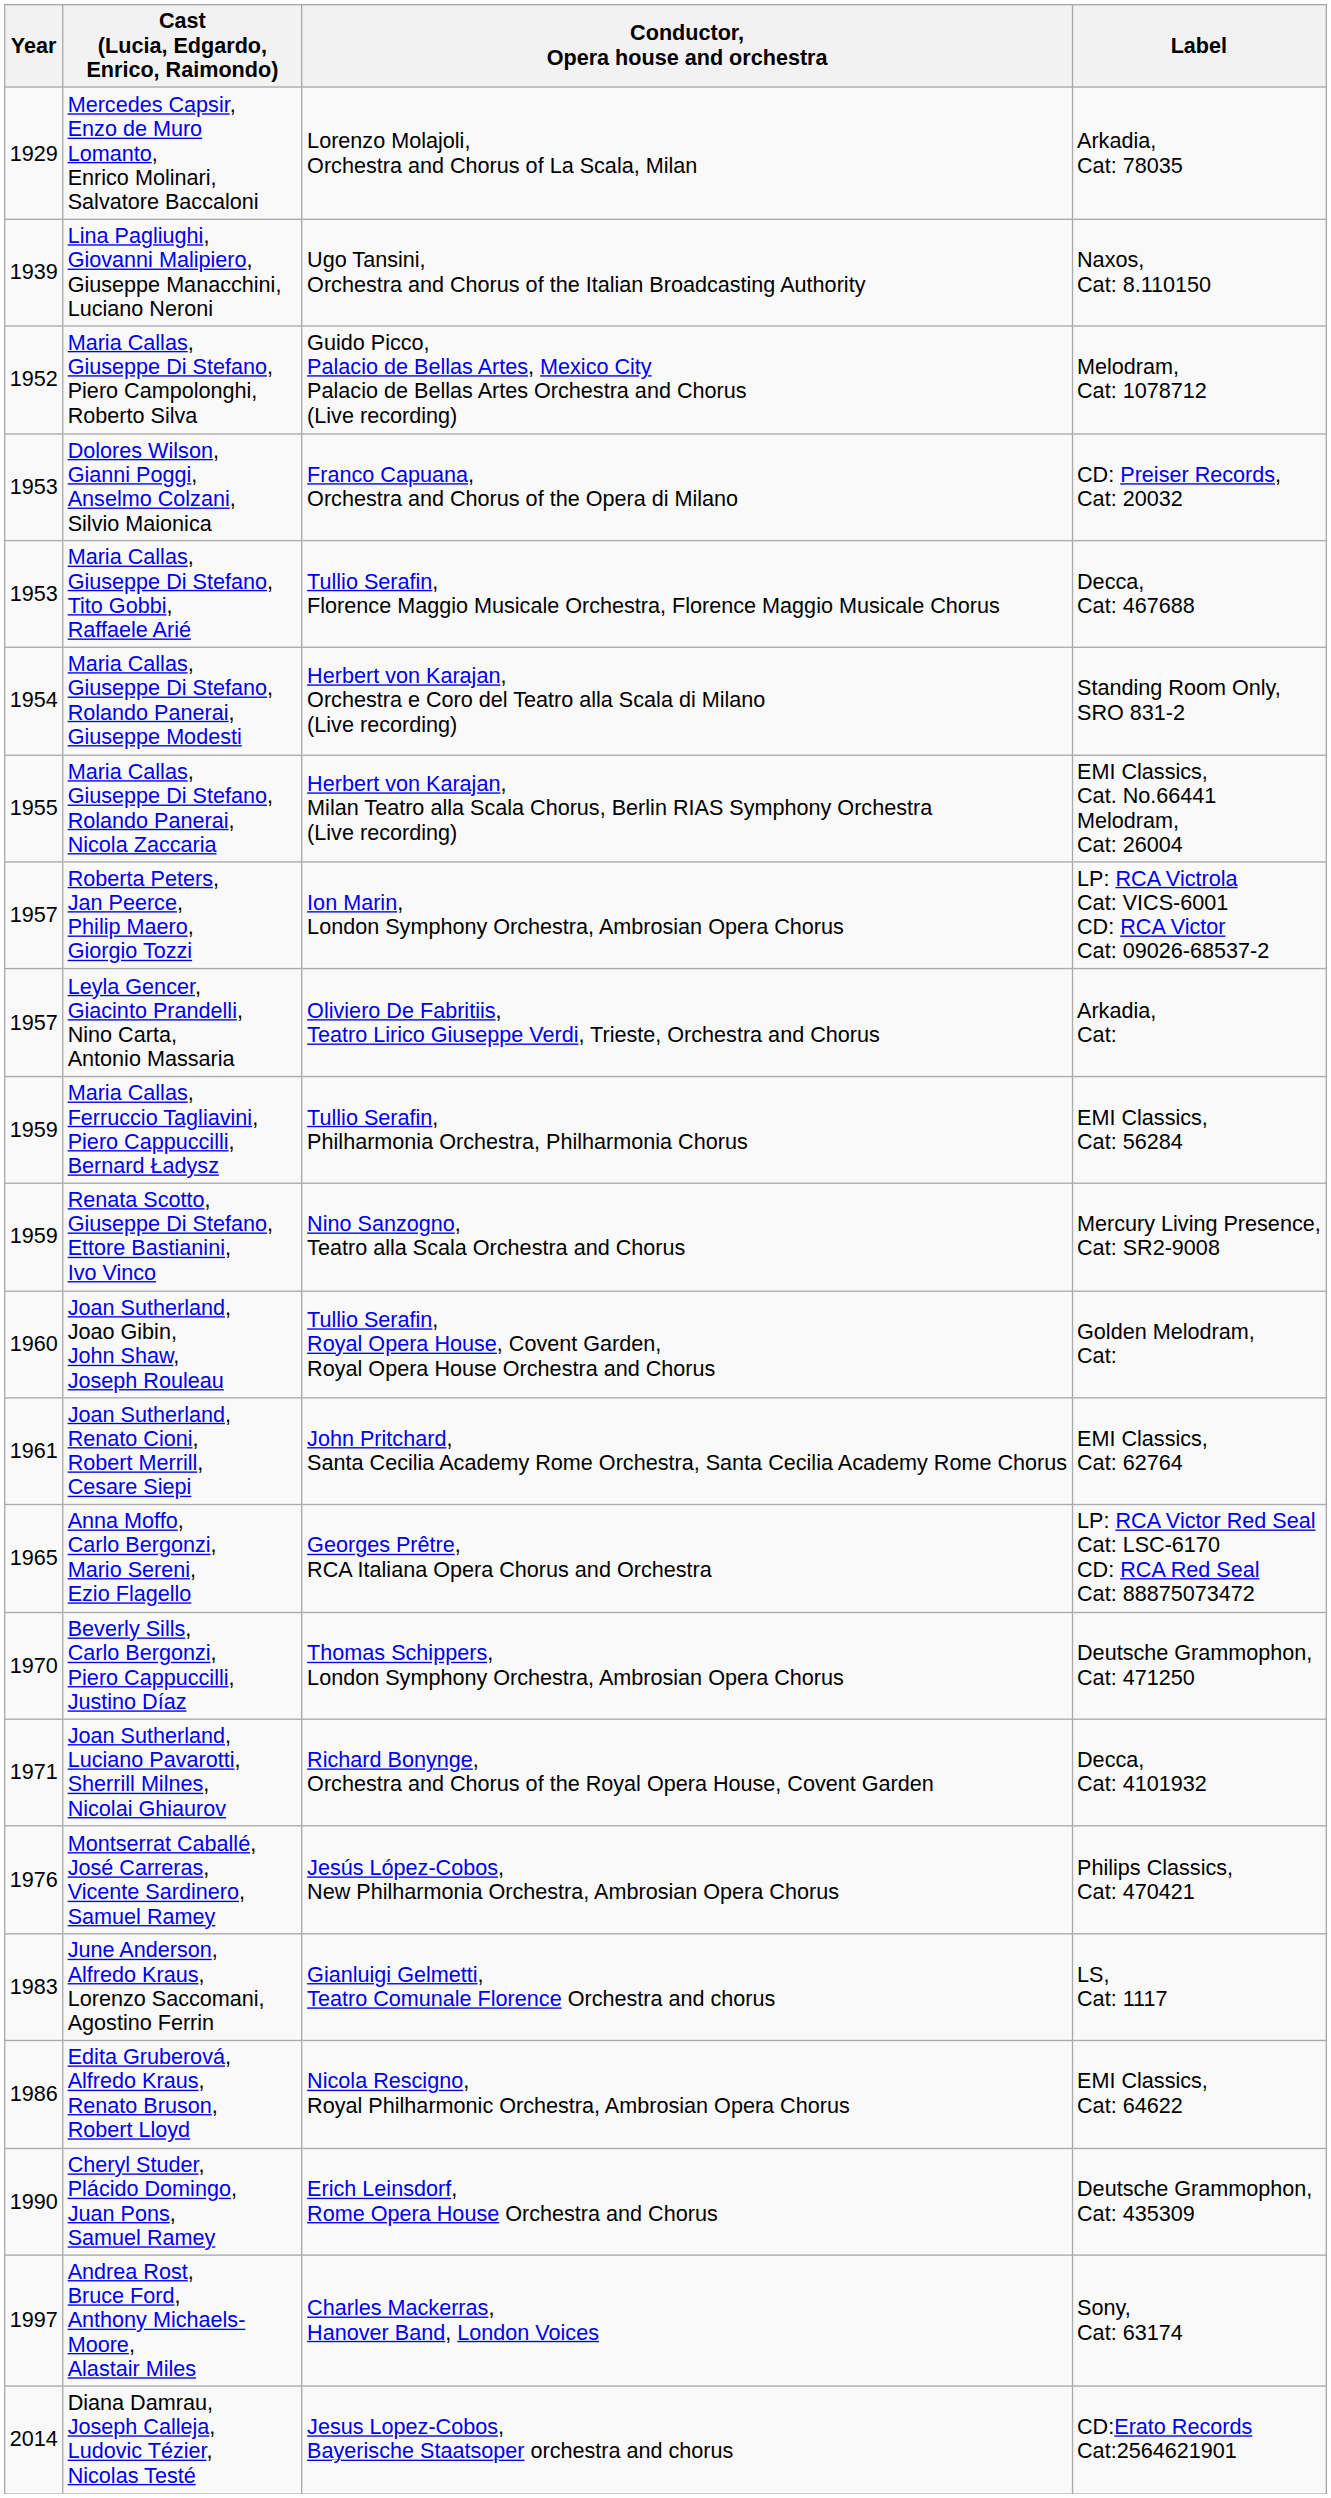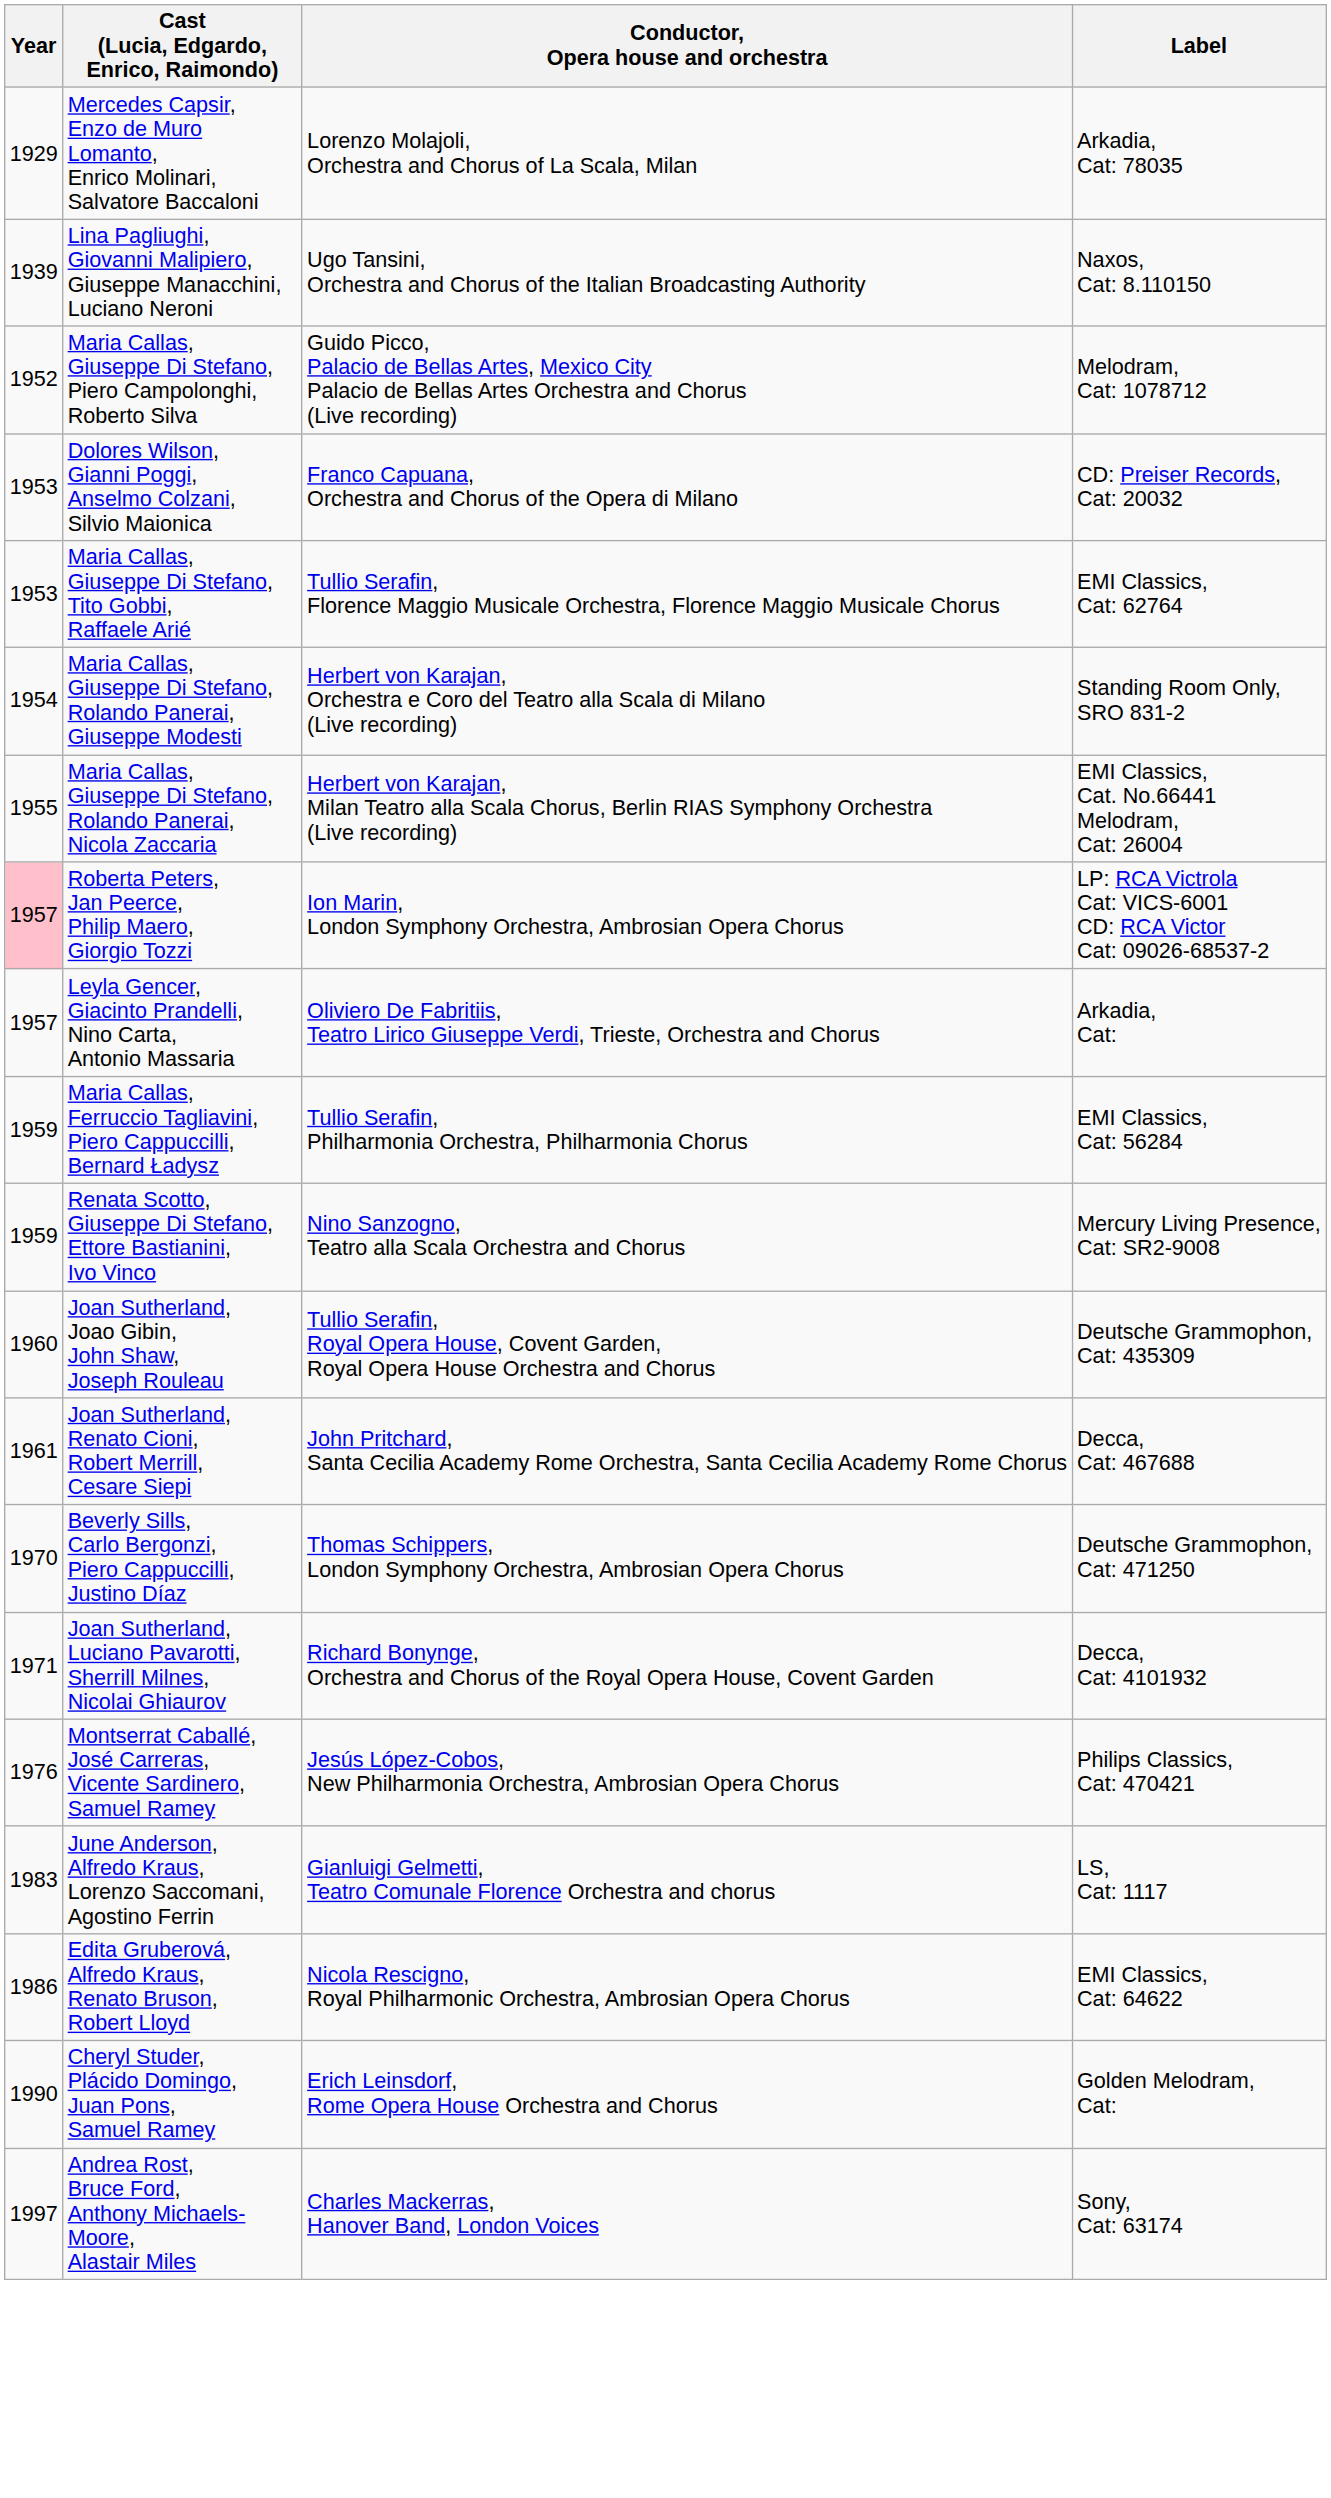(1136, 593) Decca, Cat: 467688 -> (1142, 593) EMI Classics, Cat: 62764
(34, 915) no background -> (34, 915) pink background
(1166, 1343) Golden Melodram, Cat: -> (1195, 1343) Deutsche Grammophon, Cat: 435309
(1142, 1451) EMI Classics, Cat: 62764 -> (1136, 1451) Decca, Cat: 467688
- row: (142, 1558)
(1195, 2201) Deutsche Grammophon, Cat: 435309 -> (1166, 2094) Golden Melodram, Cat:
- row: (142, 2439)
